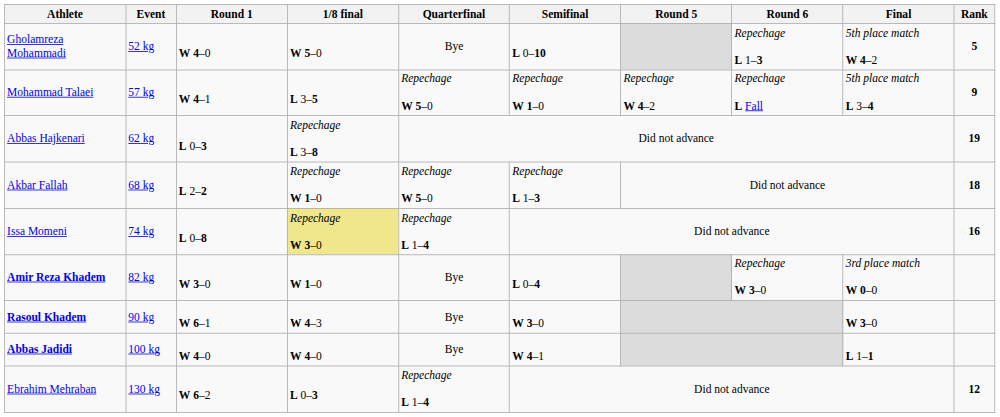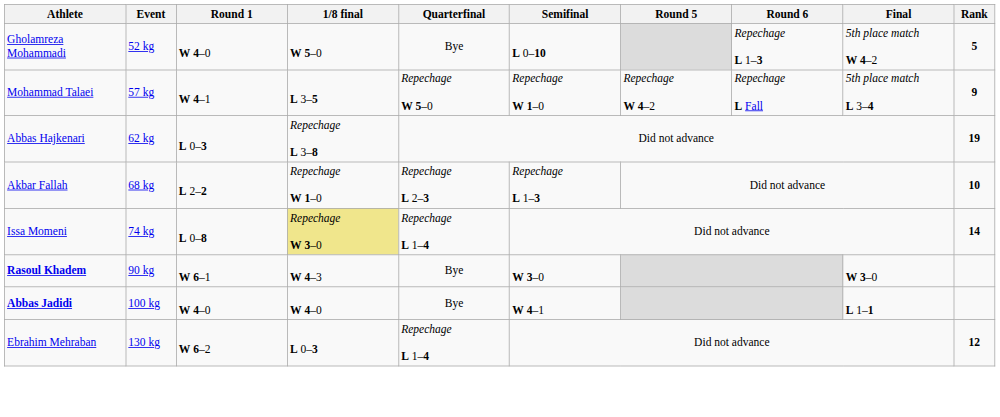(426, 185) Repechage W 5–0 -> (426, 185) Repechage L 2–3
(974, 185) 18 -> (974, 185) 10
(974, 231) 16 -> (974, 231) 14
- row: (56, 277)
